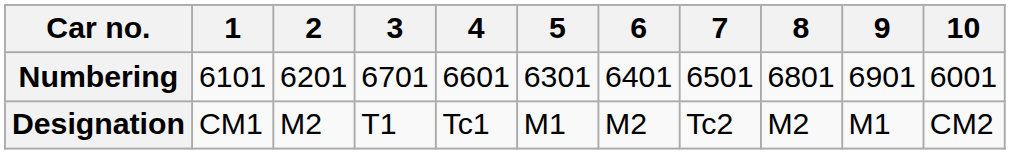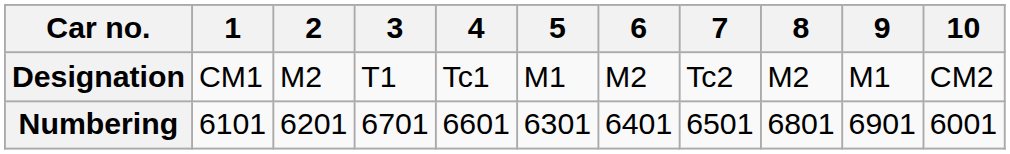rows swapped: (98, 124) <-> (98, 76)
